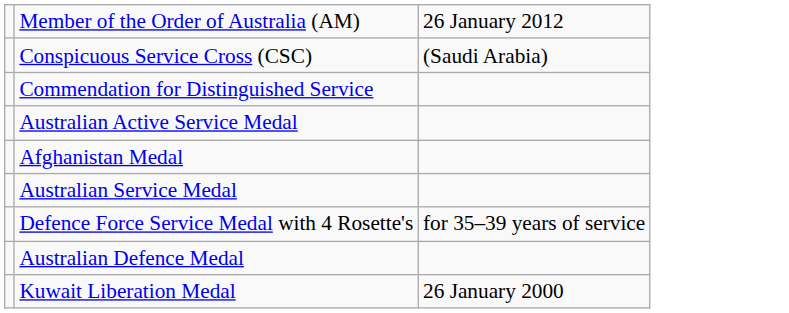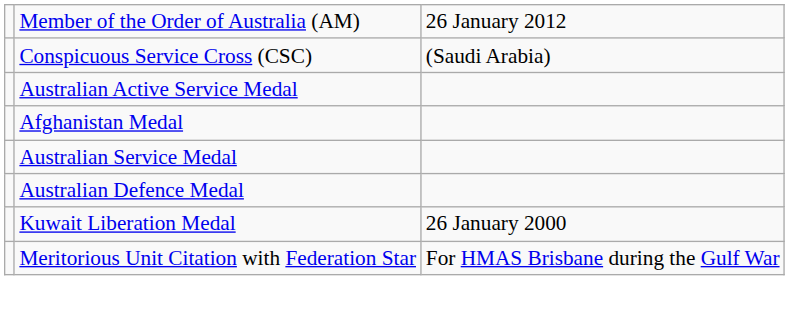- row: (196, 88)
- row: (216, 223)
+ row: (218, 257)
